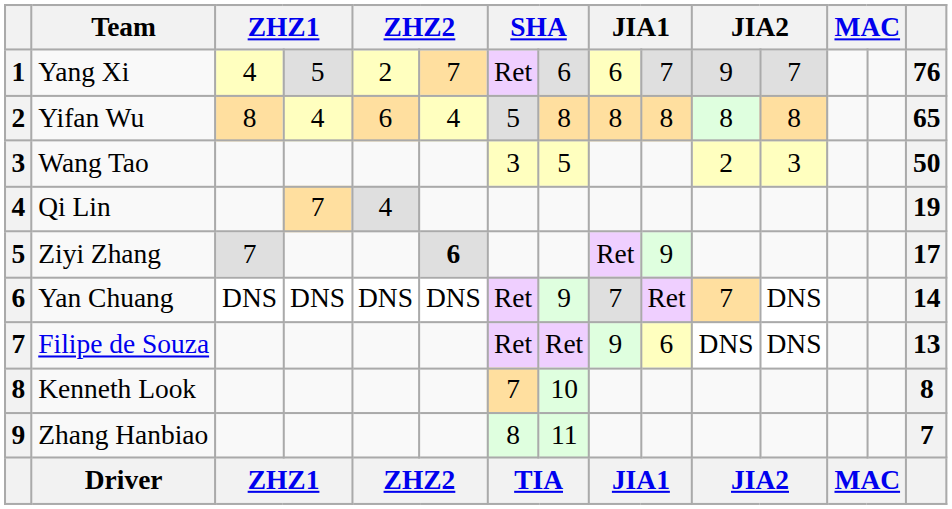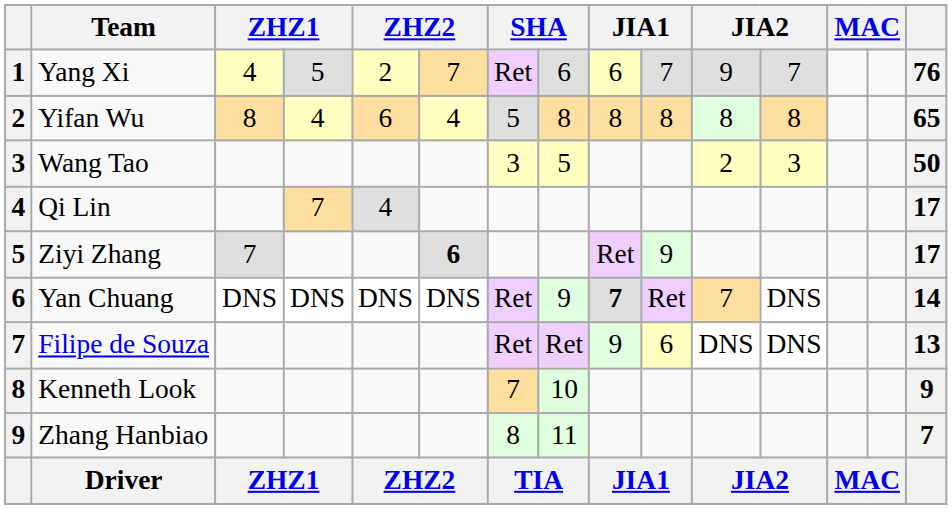(927, 208) 19 -> (927, 208) 17
(615, 298) normal -> (615, 298) bold
(927, 389) 8 -> (927, 389) 9
